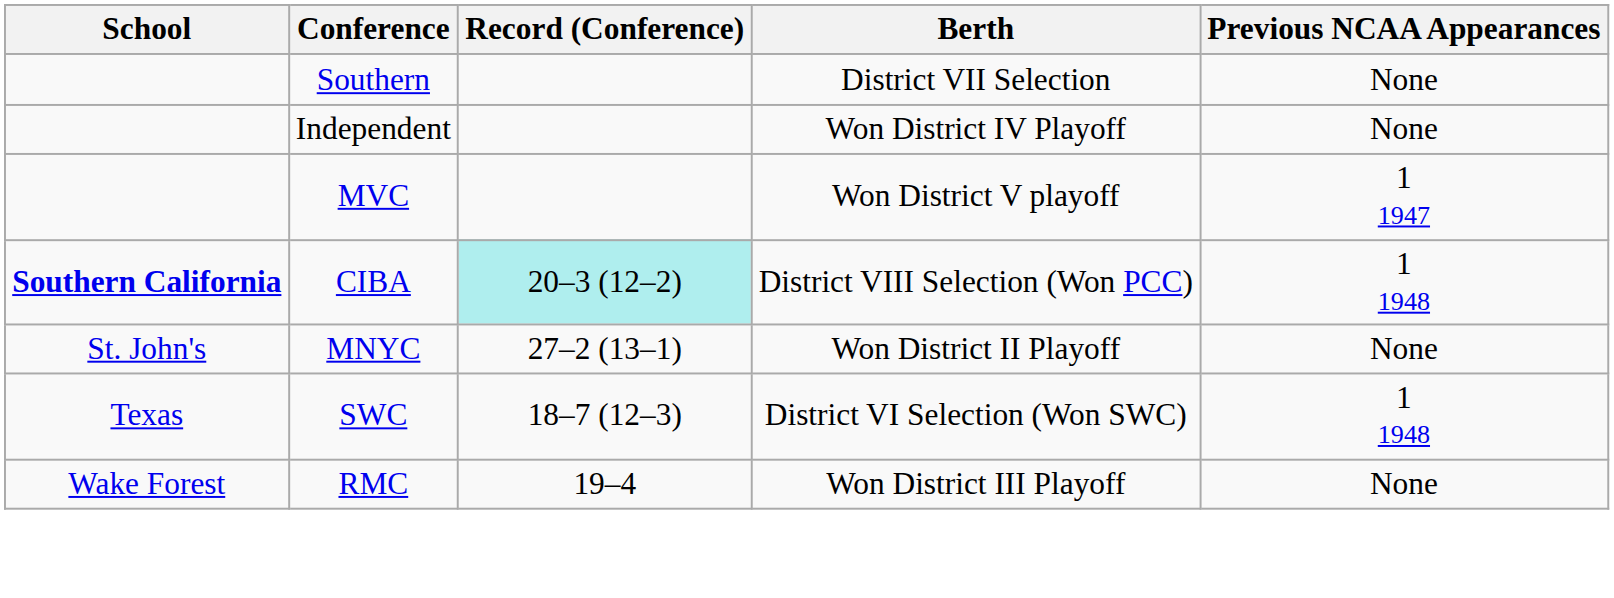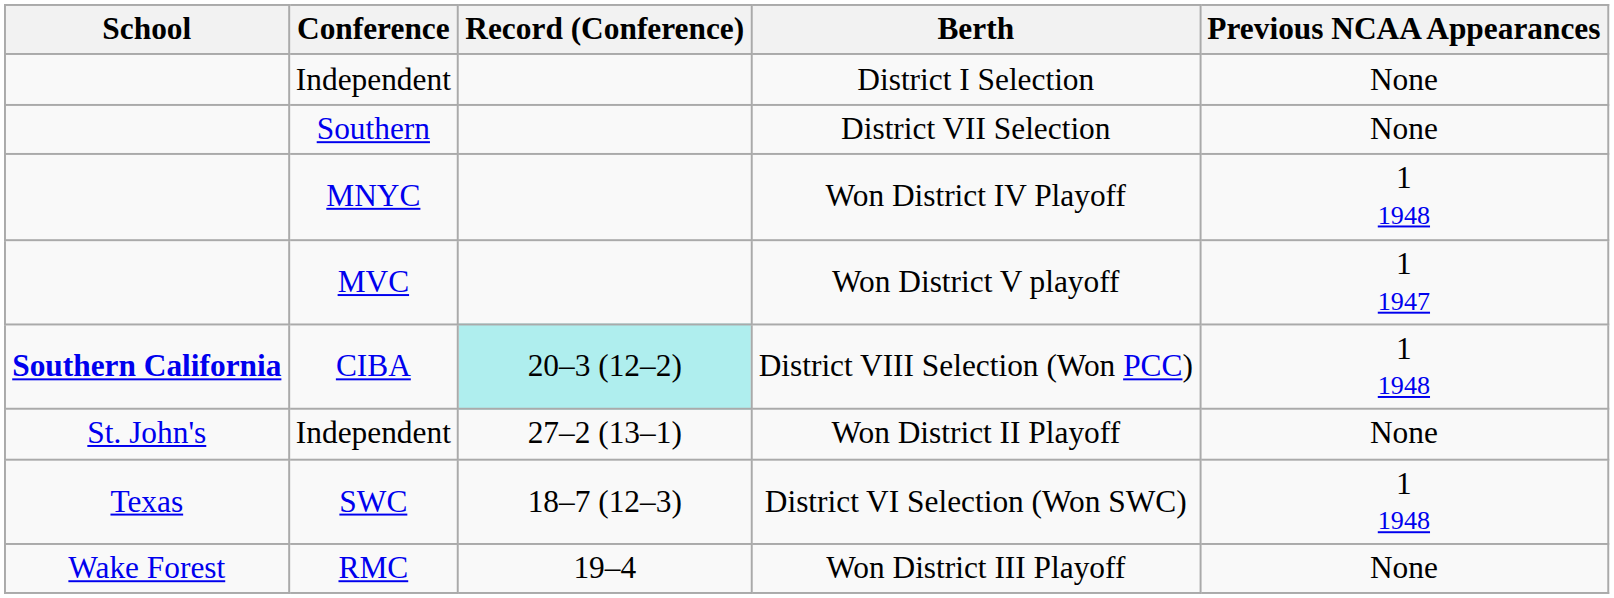+ row: (976, 79)
(373, 128) Independent -> (373, 196) MNYC
(1404, 128) None -> (1404, 196) 1 1948
(373, 348) MNYC -> (373, 433) Independent
